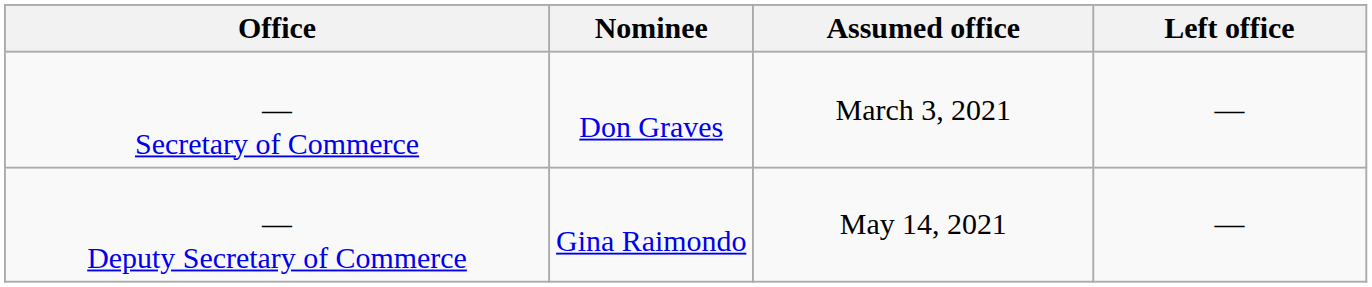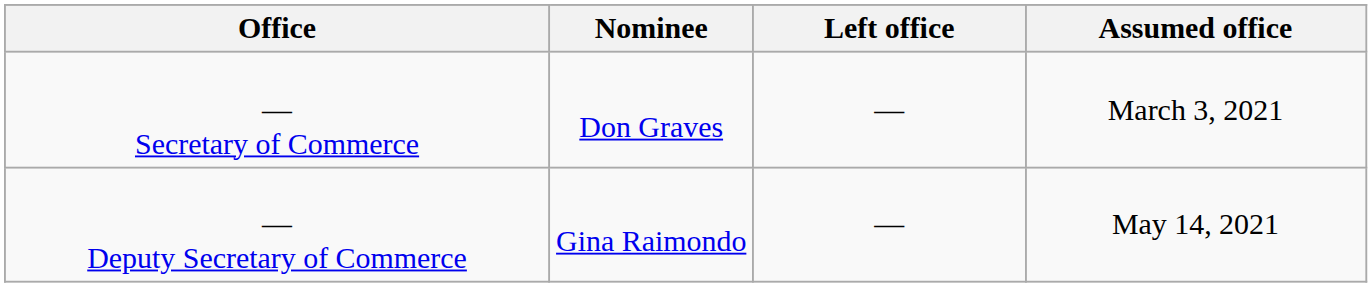columns swapped: (923, 28) <-> (1229, 28)
